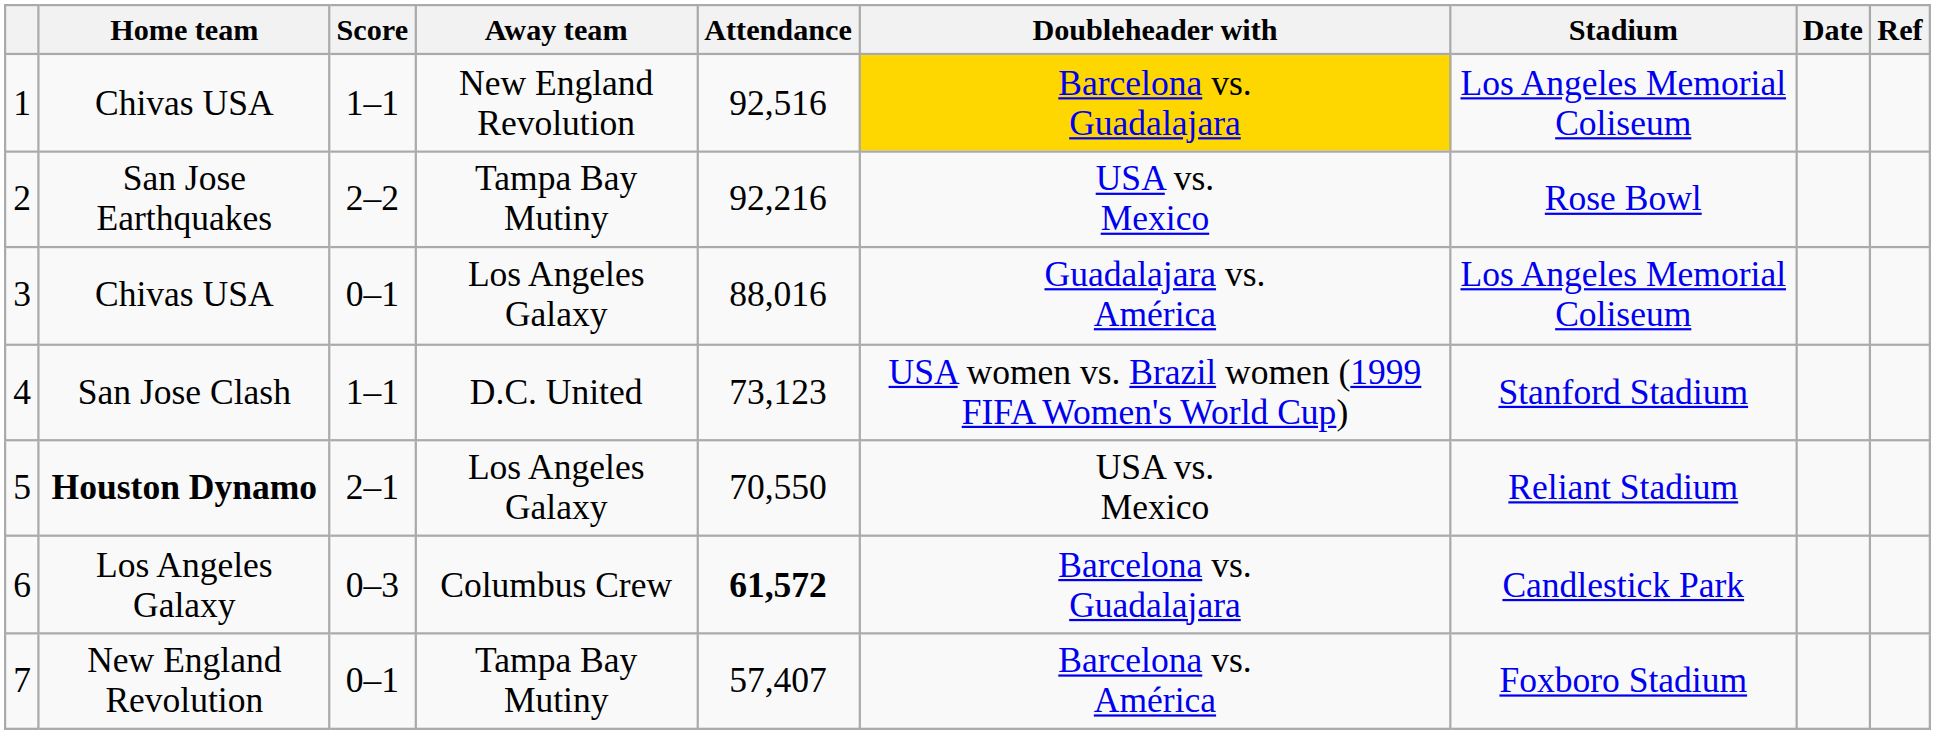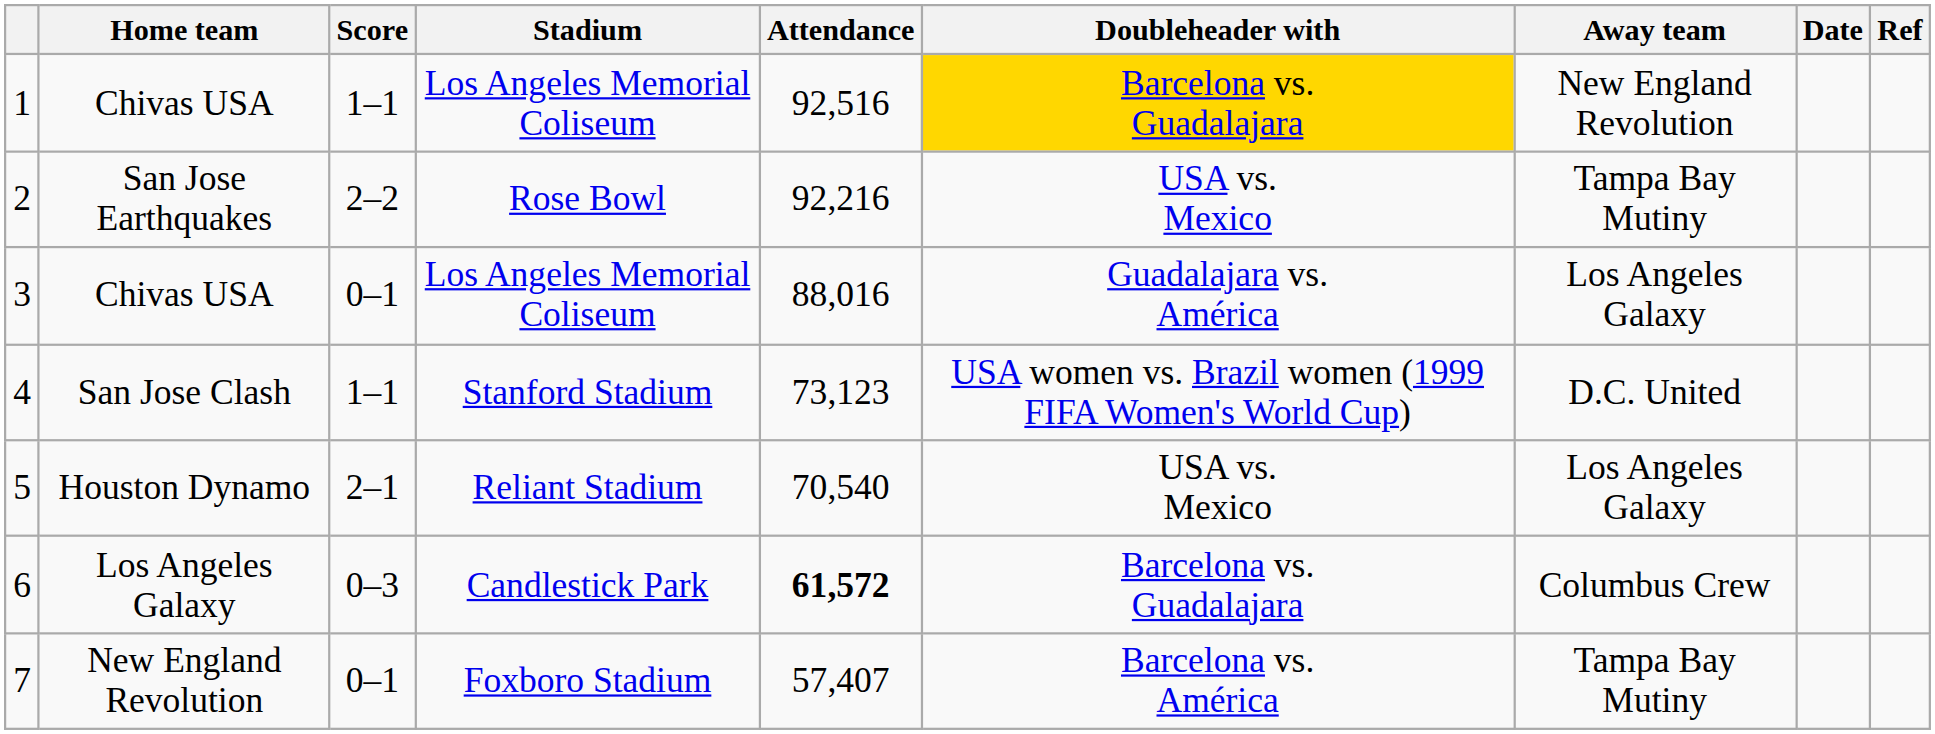columns swapped: (556, 29) <-> (1623, 29)
(184, 487) bold -> (184, 487) normal
(778, 487) 70,550 -> (841, 487) 70,540
